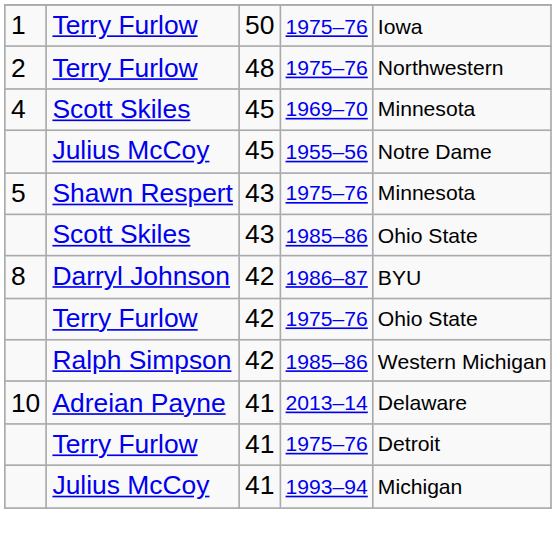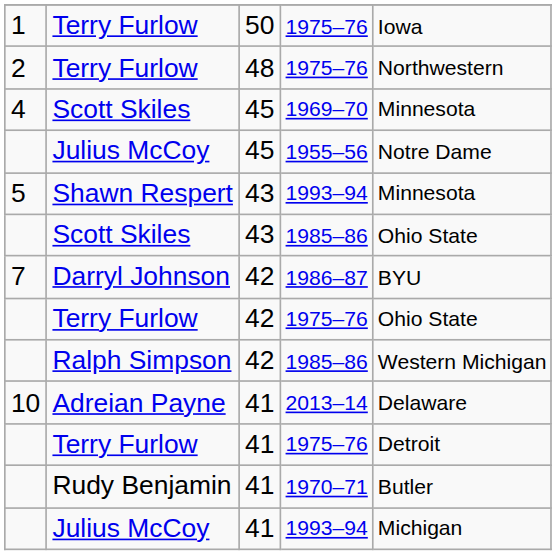(327, 193) 1975–76 -> (327, 193) 1993–94
(18, 276) 8 -> (18, 276) 7
+ row: (142, 485)
